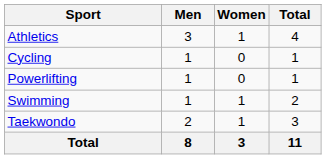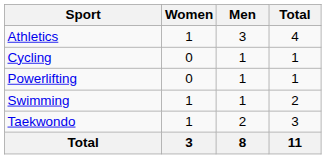columns swapped: (188, 15) <-> (241, 15)
